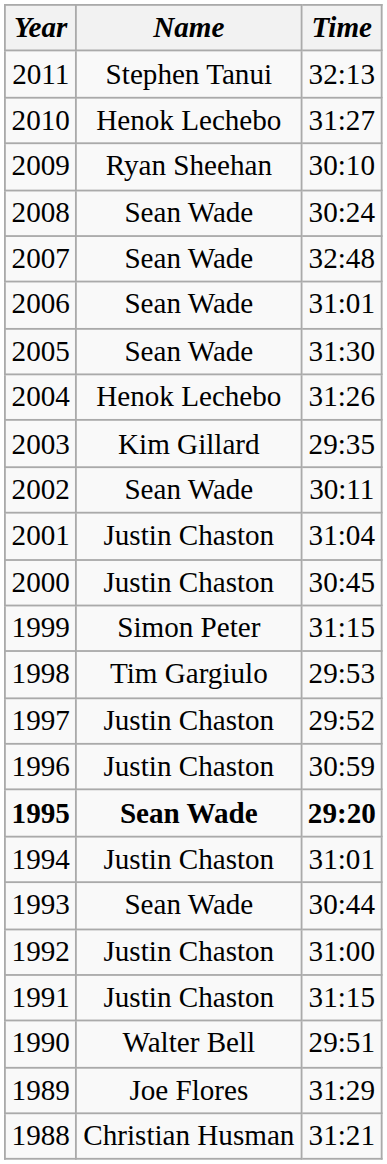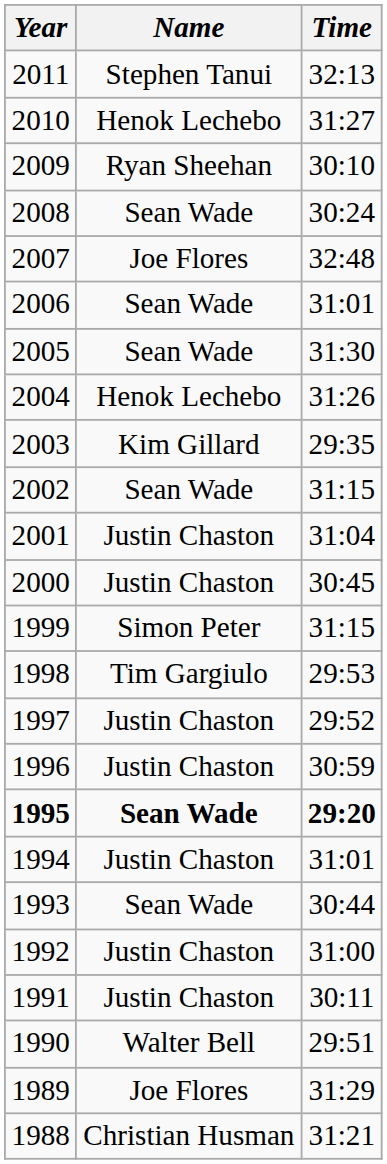(189, 258) Sean Wade -> (189, 258) Joe Flores
(342, 489) 30:11 -> (342, 489) 31:15
(342, 997) 31:15 -> (342, 997) 30:11
